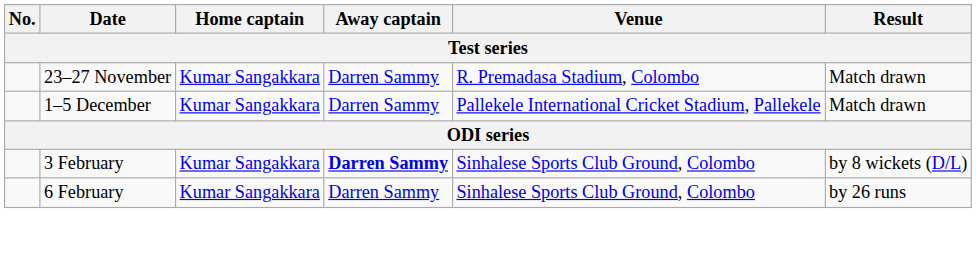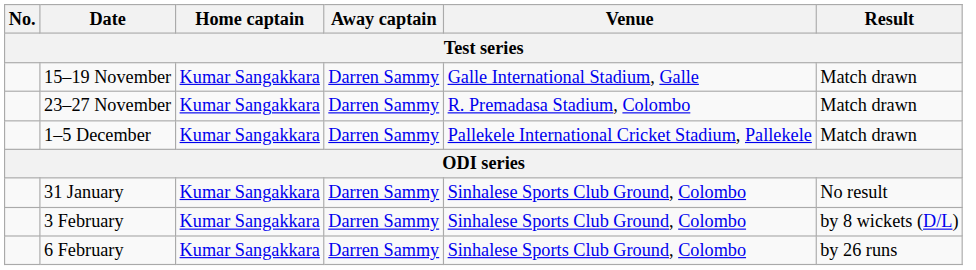+ row: (108, 76)
+ row: (84, 192)
(388, 163) bold -> (384, 221) normal
